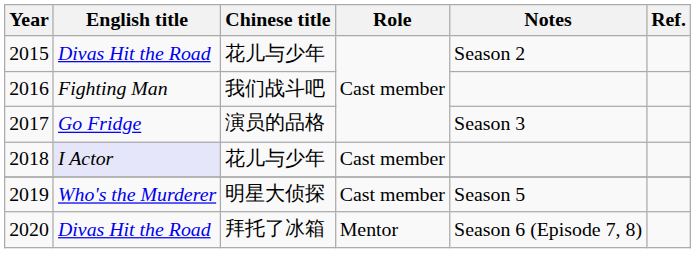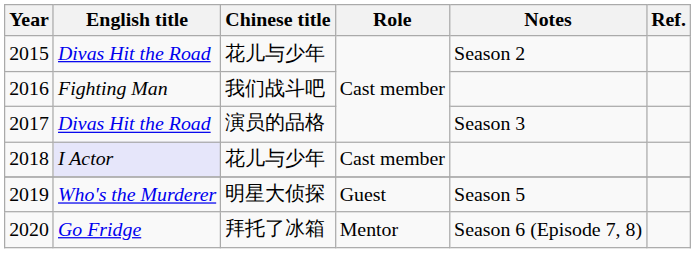(100, 123) Go Fridge -> (134, 123) Divas Hit the Road
(392, 194) Cast member -> (363, 194) Guest
(134, 229) Divas Hit the Road -> (100, 229) Go Fridge
